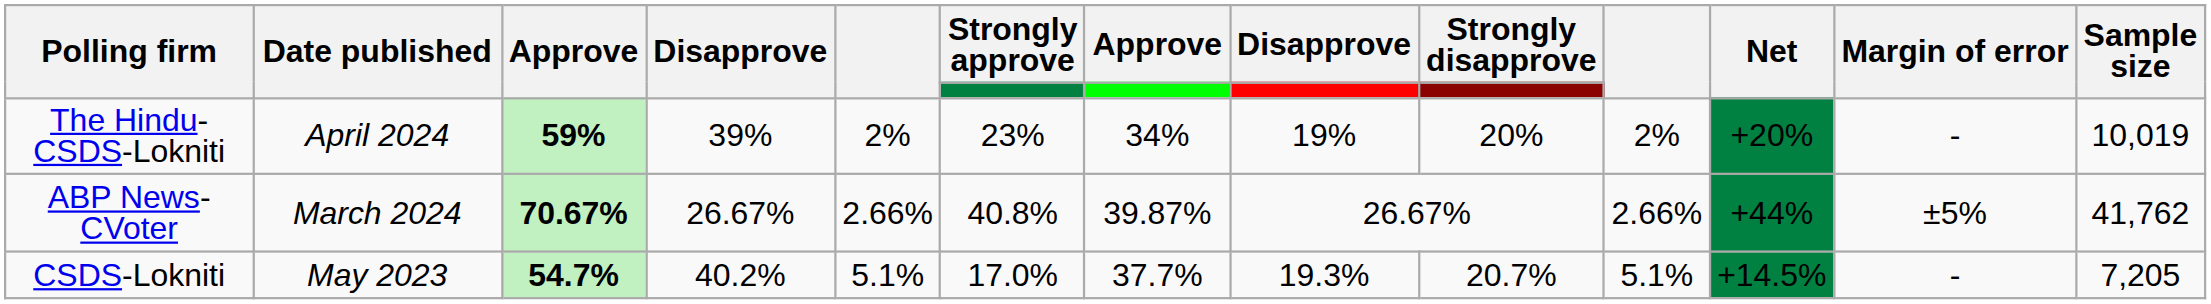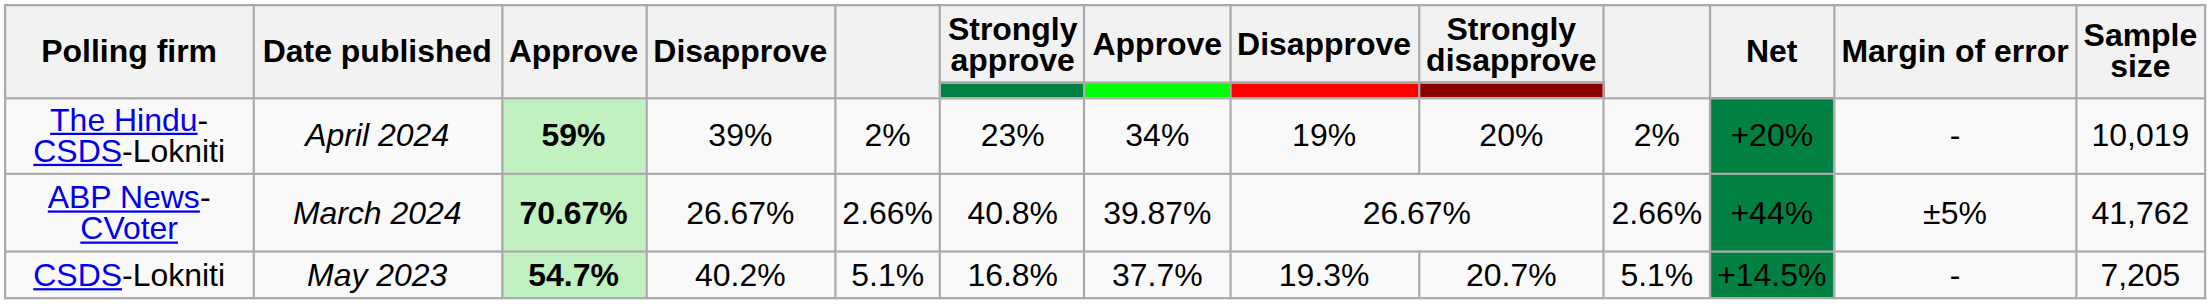(1013, 275) 17.0% -> (1013, 275) 16.8%
